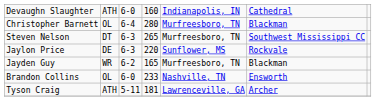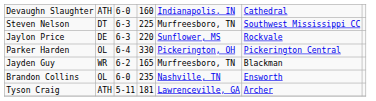- row: (52, 24)
(151, 37) 265 -> (146, 24) 225
+ row: (38, 50)
(151, 77) 233 -> (146, 77) 235
